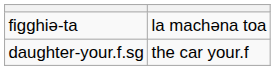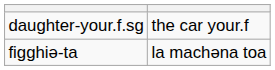rows swapped: (43, 25) <-> (76, 52)
